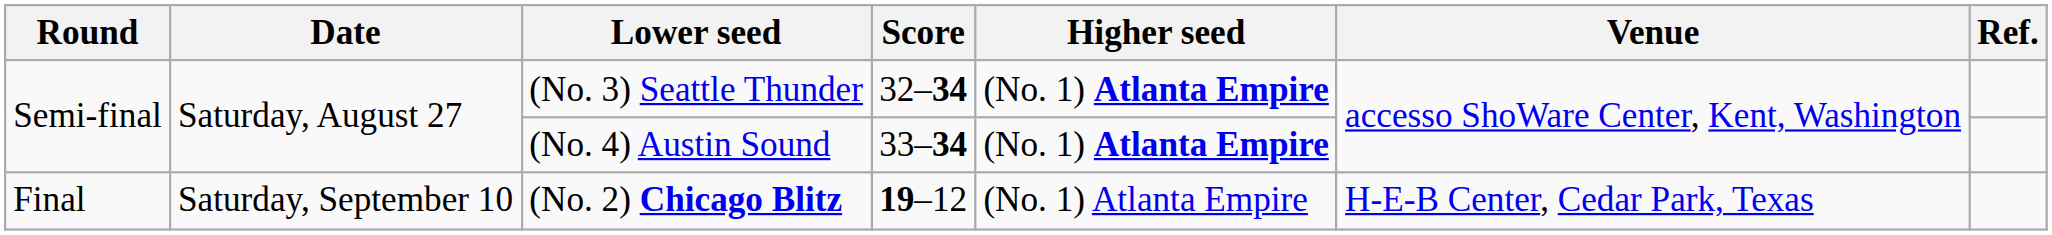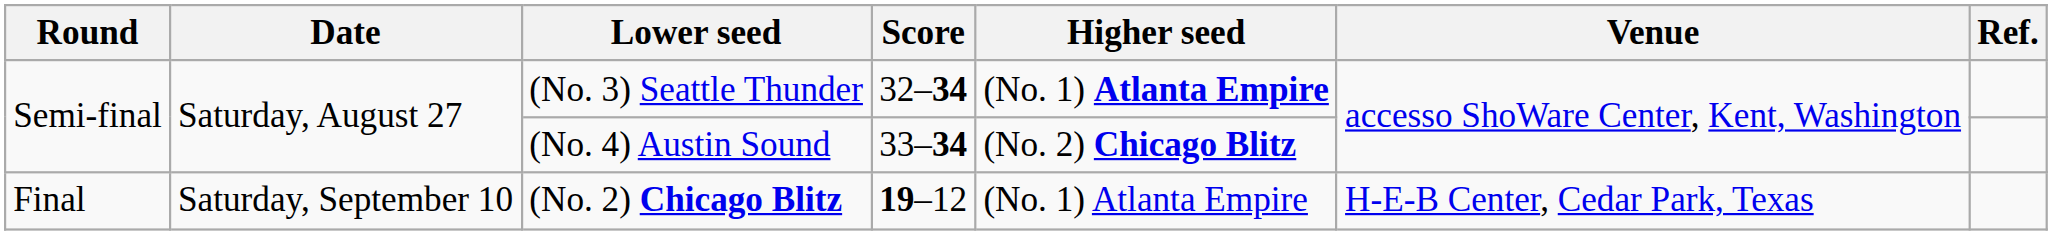(1156, 144) (No. 1) Atlanta Empire -> (1140, 144) (No. 2) Chicago Blitz
